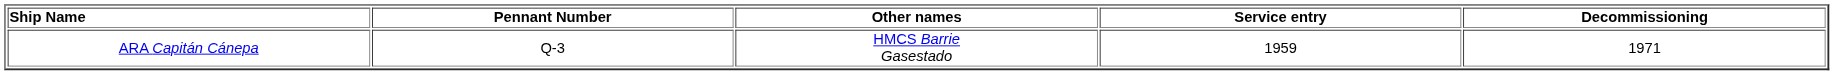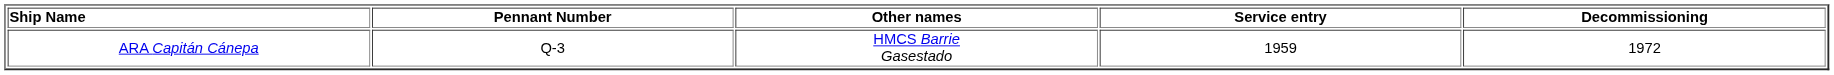(1645, 48) 1971 -> (1645, 48) 1972
